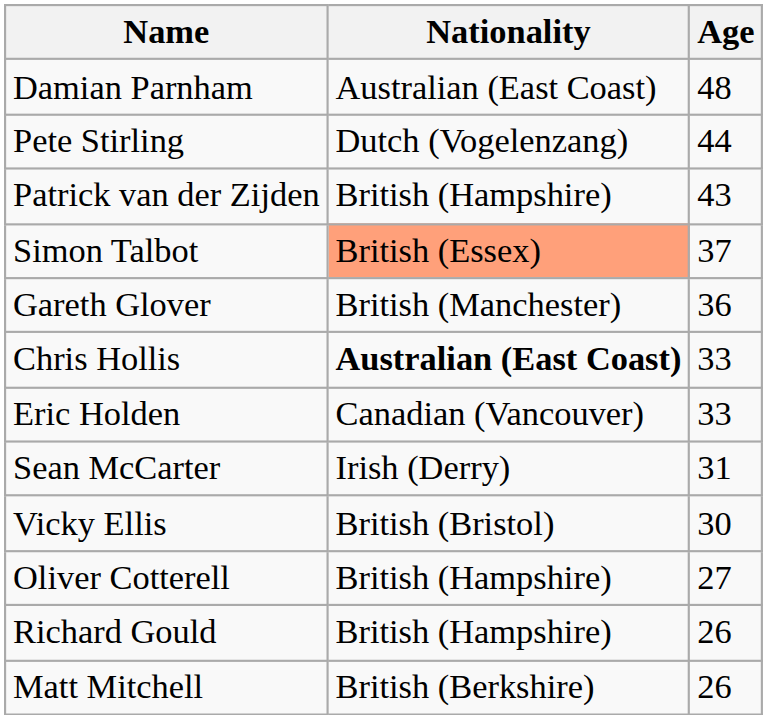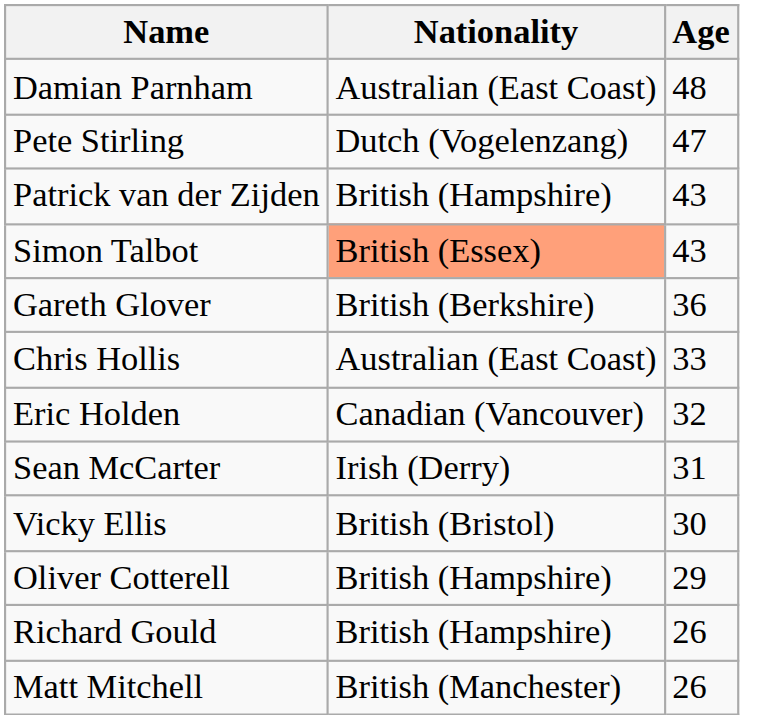(714, 140) 44 -> (690, 140) 47
(714, 250) 37 -> (690, 250) 43
(478, 304) British (Manchester) -> (465, 304) British (Berkshire)
(508, 359) bold -> (496, 359) normal
(714, 413) 33 -> (690, 413) 32
(714, 577) 27 -> (690, 577) 29
(465, 686) British (Berkshire) -> (478, 686) British (Manchester)
